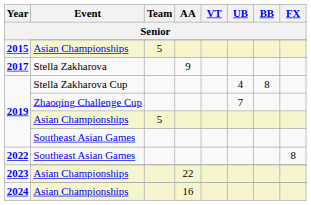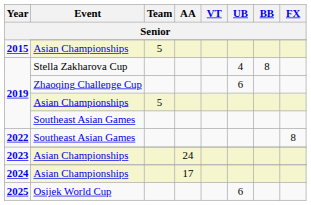- row: (18, 66)
(241, 102) 7 -> (241, 84) 6
(188, 173) 22 -> (188, 155) 24
(188, 191) 16 -> (188, 173) 17
+ row: (18, 191)
